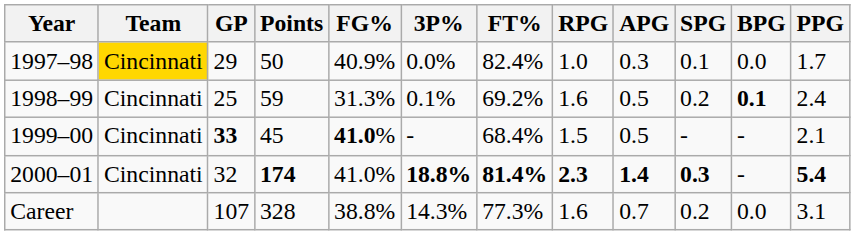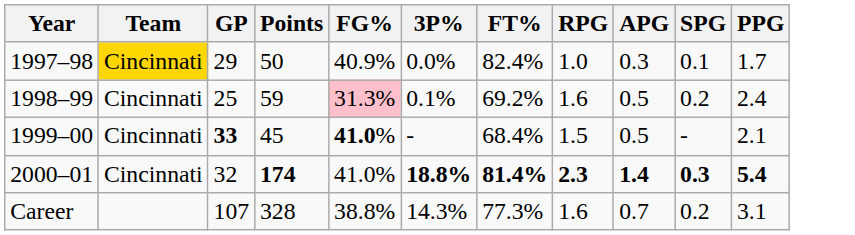- column: (761, 23)
(365, 98) no background -> (365, 98) pink background
